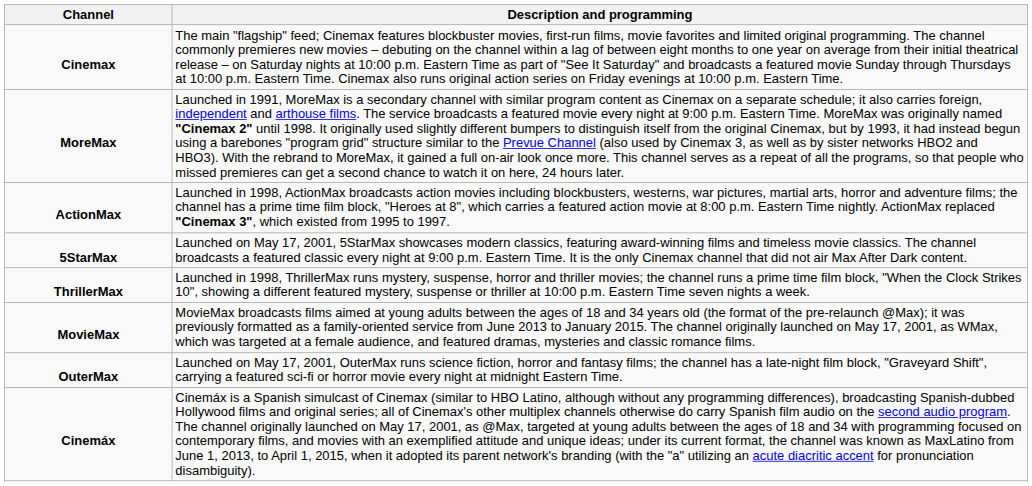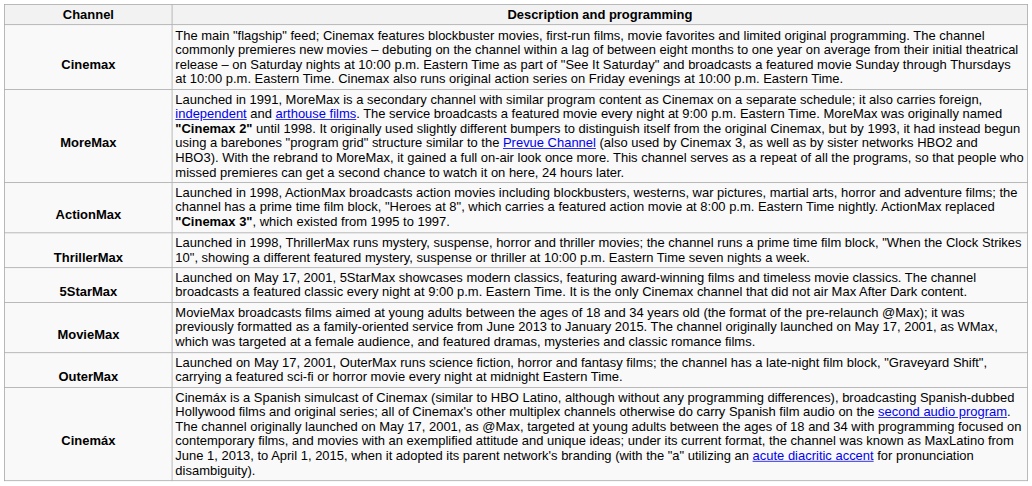rows swapped: (88, 292) <-> (88, 257)
